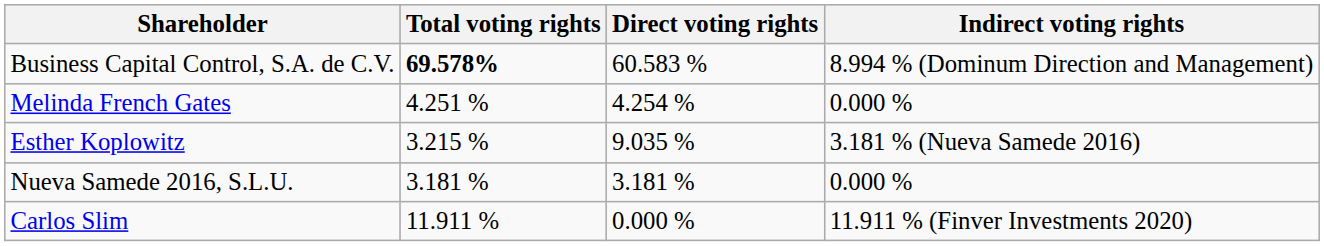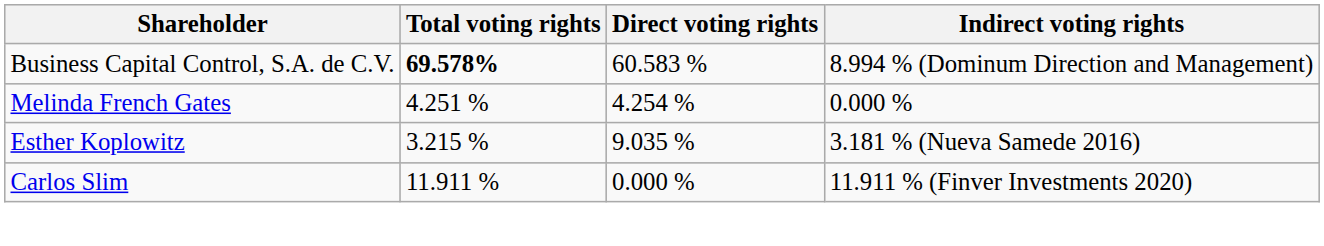- row: (152, 181)
